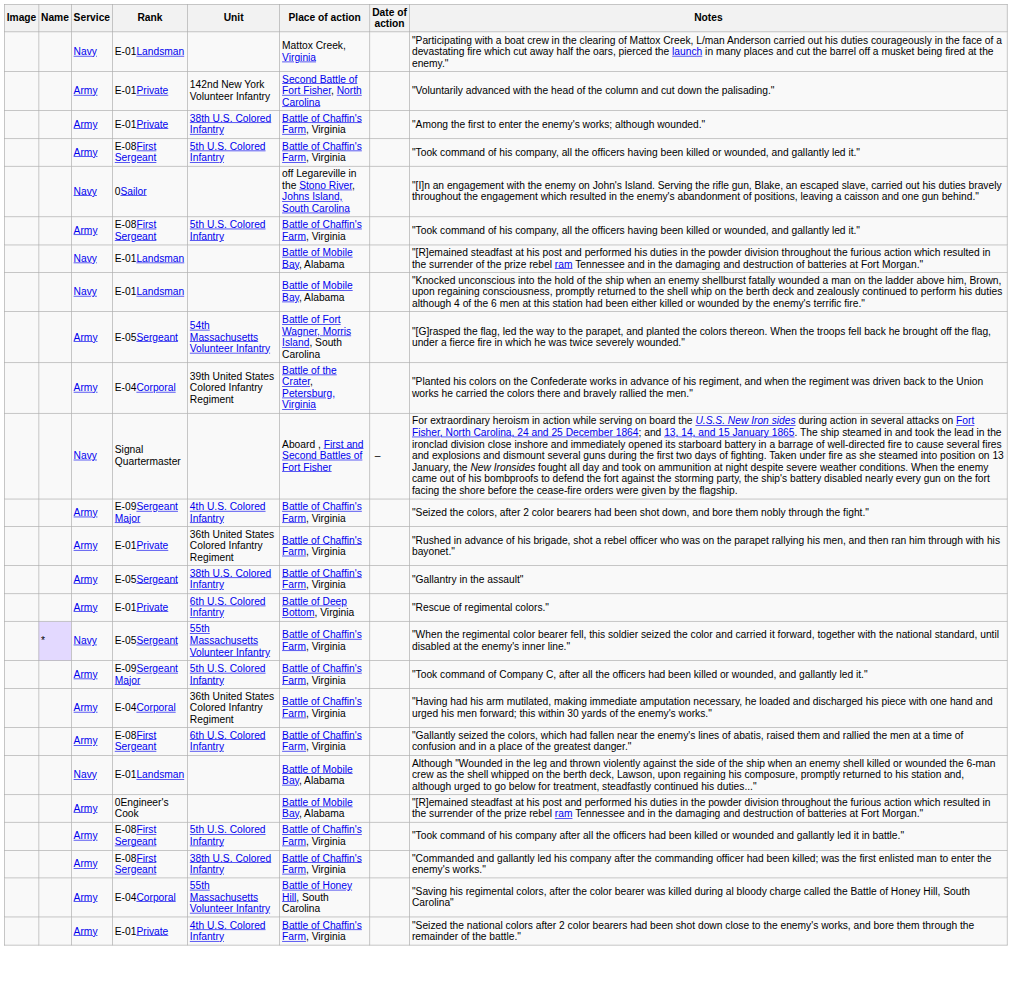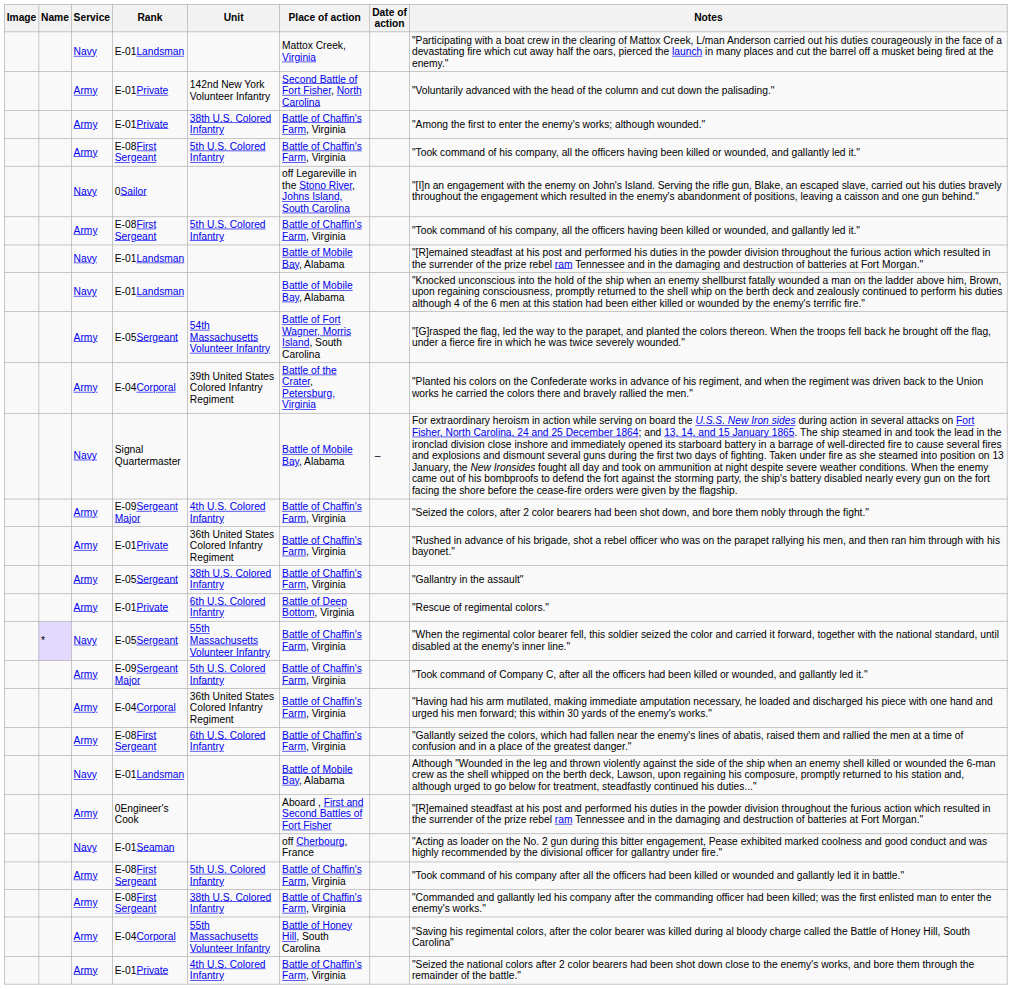(323, 456) Aboard , First and Second Battles of Fort Fisher -> (317, 456) Battle of Mobile Bay, Alabama
(317, 808) Battle of Mobile Bay, Alabama -> (323, 814) Aboard , First and Second Battles of Fort Fisher
+ row: (55, 848)
